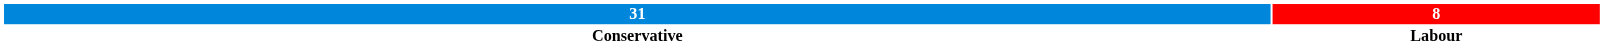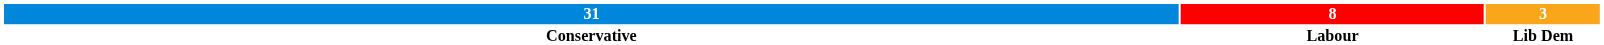+ column: (1543, 14)
